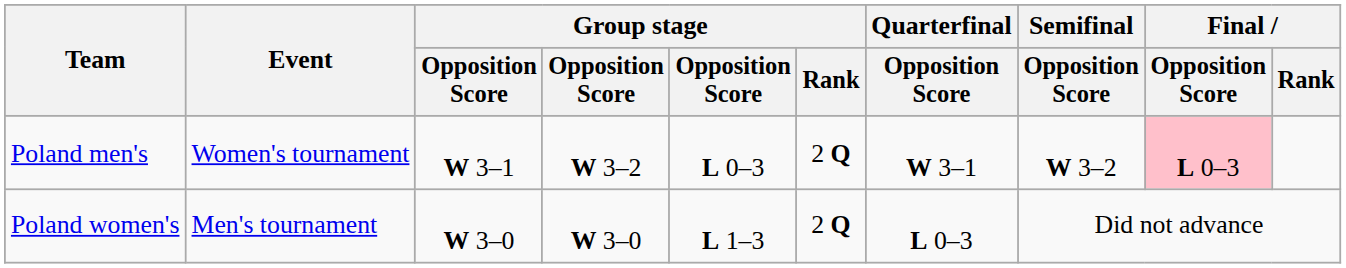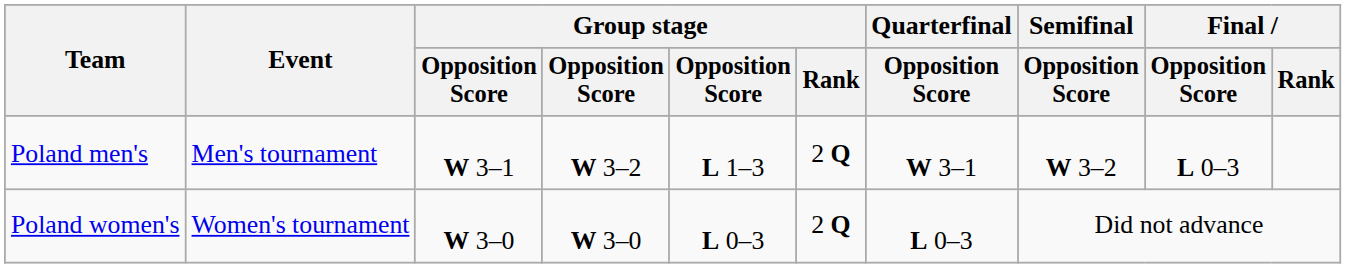(300, 152) Women's tournament -> (284, 152) Men's tournament
(733, 167) L 0–3 -> (733, 167) L 1–3
(1208, 167) pink background -> (1208, 167) no background
(284, 225) Men's tournament -> (300, 225) Women's tournament
(733, 240) L 1–3 -> (733, 240) L 0–3
